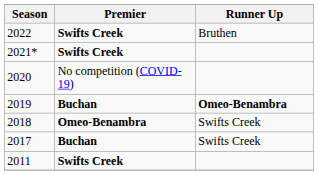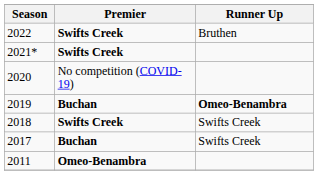(102, 122) Omeo-Benambra -> (90, 122) Swifts Creek
(90, 160) Swifts Creek -> (102, 160) Omeo-Benambra
